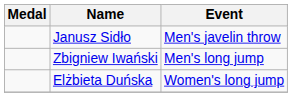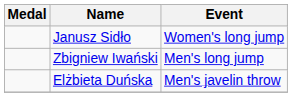(222, 37) Men's javelin throw -> (224, 37) Women's long jump
(224, 80) Women's long jump -> (222, 80) Men's javelin throw
